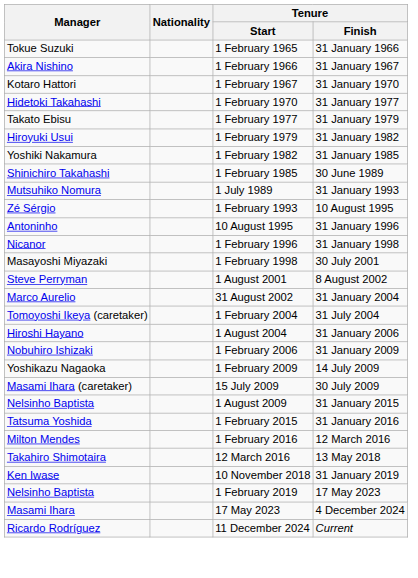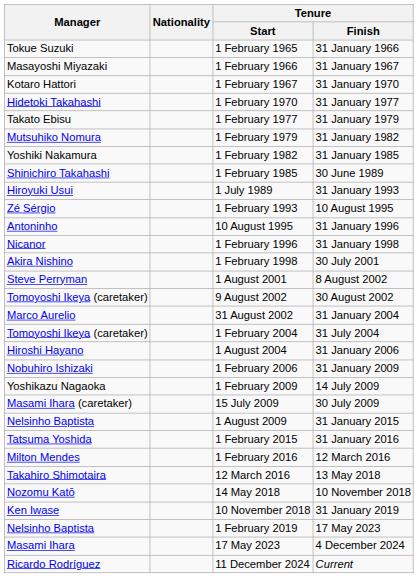(40, 66) Akira Nishino -> (57, 66) Masayoshi Miyazaki
(40, 137) Hiroyuki Usui -> (54, 137) Mutsuhiko Nomura
(54, 191) Mutsuhiko Nomura -> (40, 191) Hiroyuki Usui
(57, 262) Masayoshi Miyazaki -> (40, 262) Akira Nishino
+ row: (251, 297)
+ row: (248, 492)
